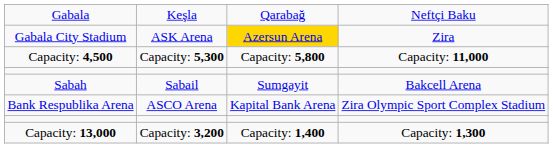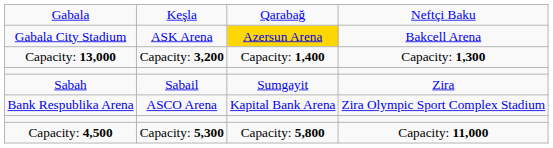(443, 36) Zira -> (443, 36) Bakcell Arena
rows swapped: (71, 57) <-> (71, 132)
(443, 84) Bakcell Arena -> (443, 84) Zira
